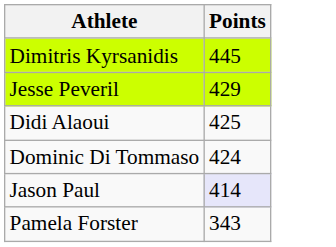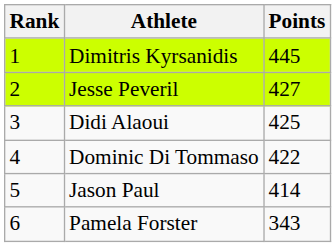+ column: (34, 21)
(225, 88) 429 -> (284, 88) 427
(225, 156) 424 -> (284, 156) 422
(225, 190) lavender background -> (284, 190) no background
